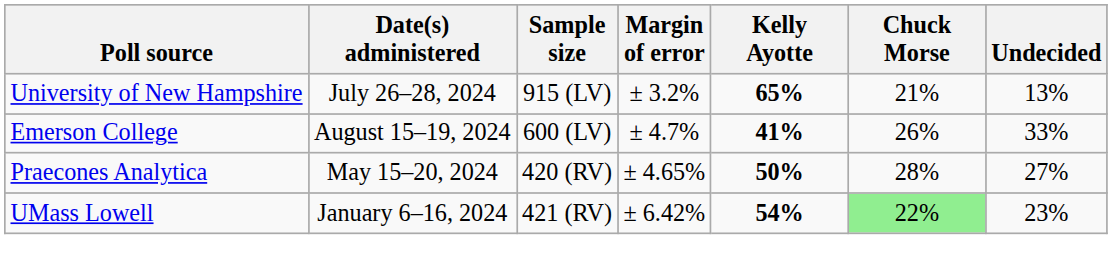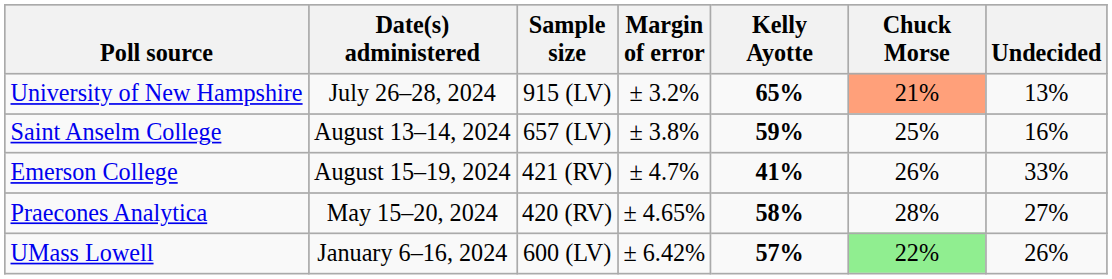(917, 93) no background -> (917, 93) lightsalmon background
+ row: (116, 133)
(567, 133) 600 (LV) -> (567, 173) 421 (RV)
(780, 173) 50% -> (780, 213) 58%
(567, 213) 421 (RV) -> (567, 252) 600 (LV)
(780, 213) 54% -> (780, 252) 57%
(1046, 213) 23% -> (1046, 252) 26%
